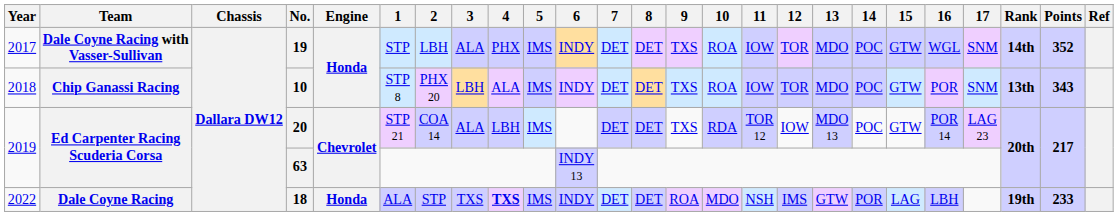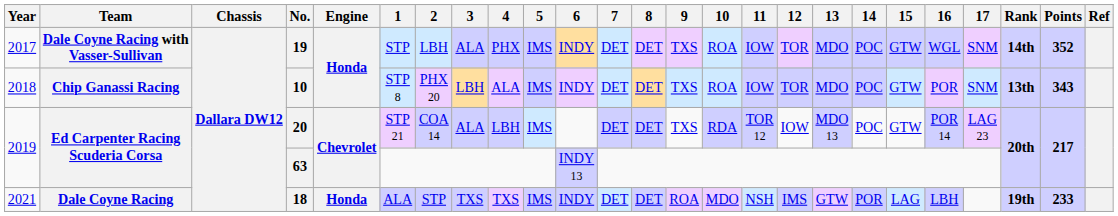(22, 198) 2022 -> (22, 198) 2021
(506, 198) bold -> (506, 198) normal
